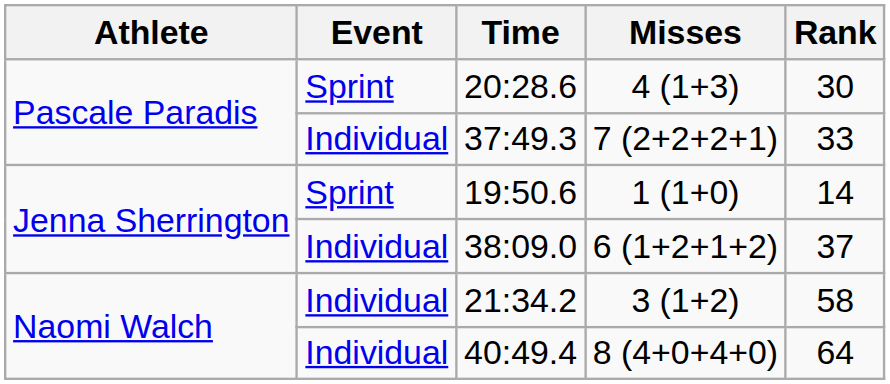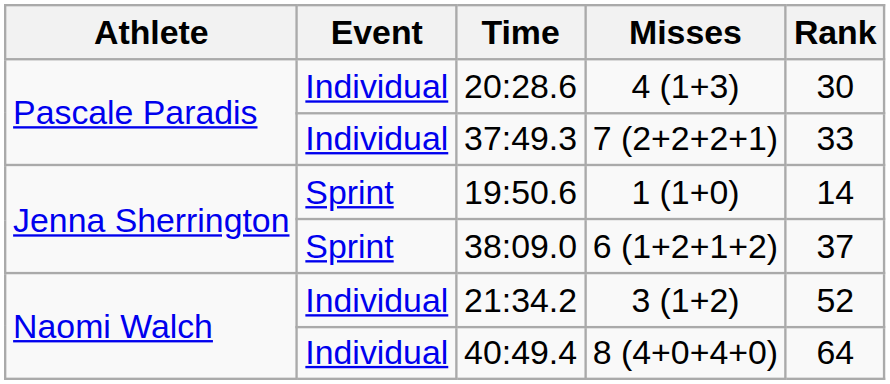(350, 86) Sprint -> (377, 86) Individual
(377, 246) Individual -> (350, 246) Sprint
(835, 300) 58 -> (835, 300) 52
